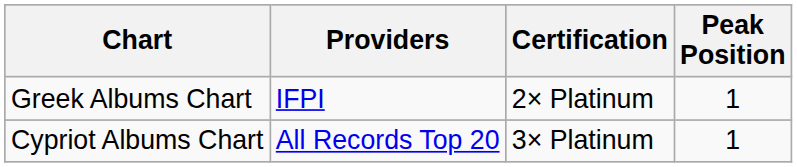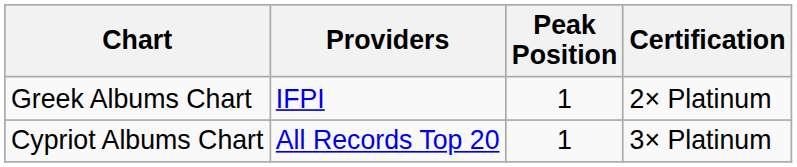columns swapped: (733, 40) <-> (590, 40)
